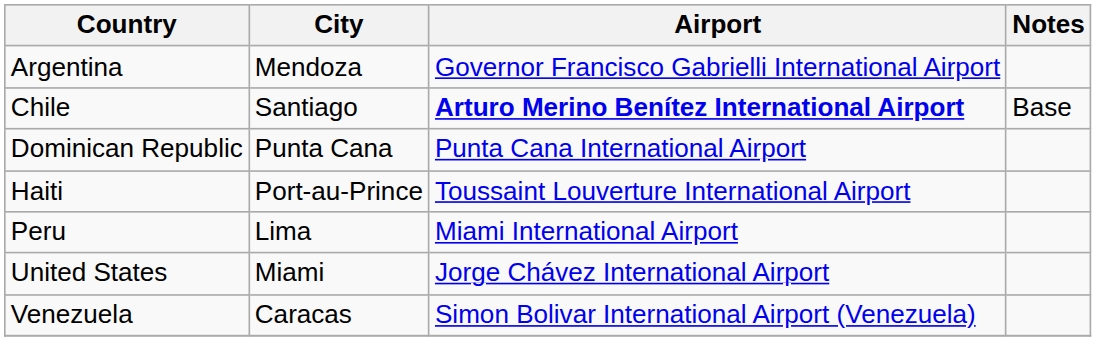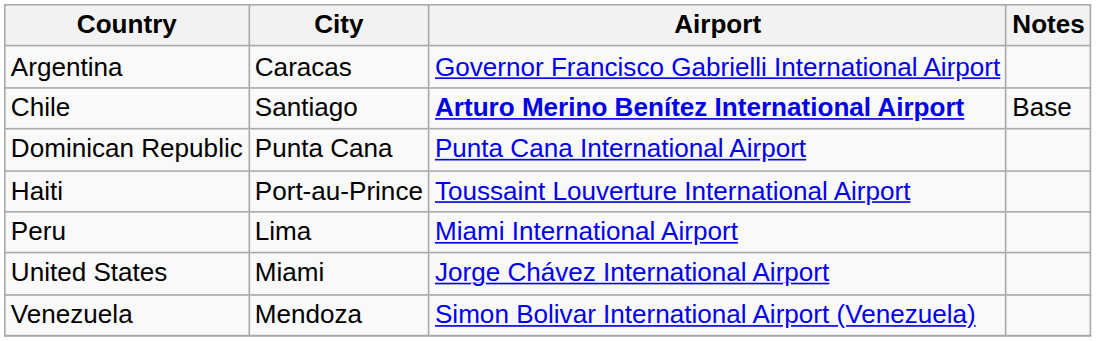(308, 66) Mendoza -> (303, 66) Caracas
(303, 314) Caracas -> (308, 314) Mendoza
